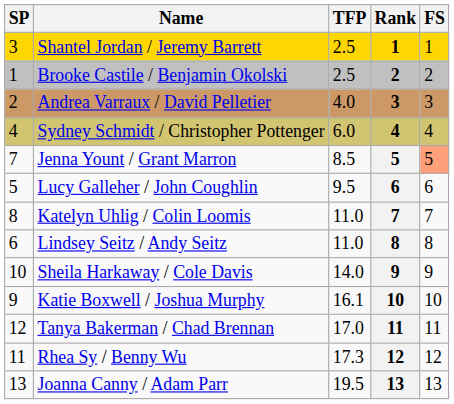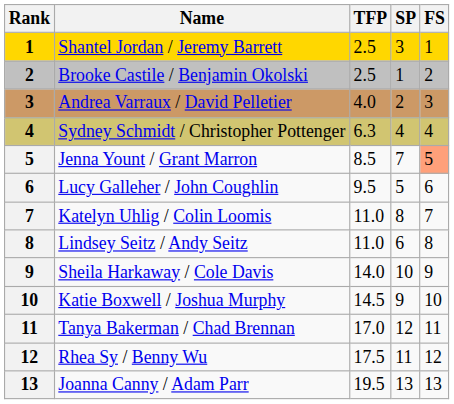columns swapped: (395, 18) <-> (19, 18)
(344, 131) 6.0 -> (365, 131) 6.3
(348, 300) 16.1 -> (369, 300) 14.5
(348, 356) 17.3 -> (369, 356) 17.5
